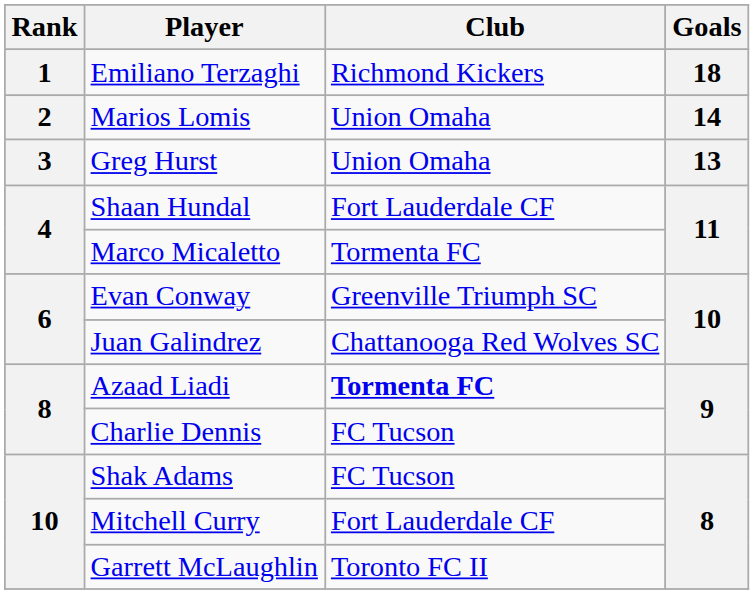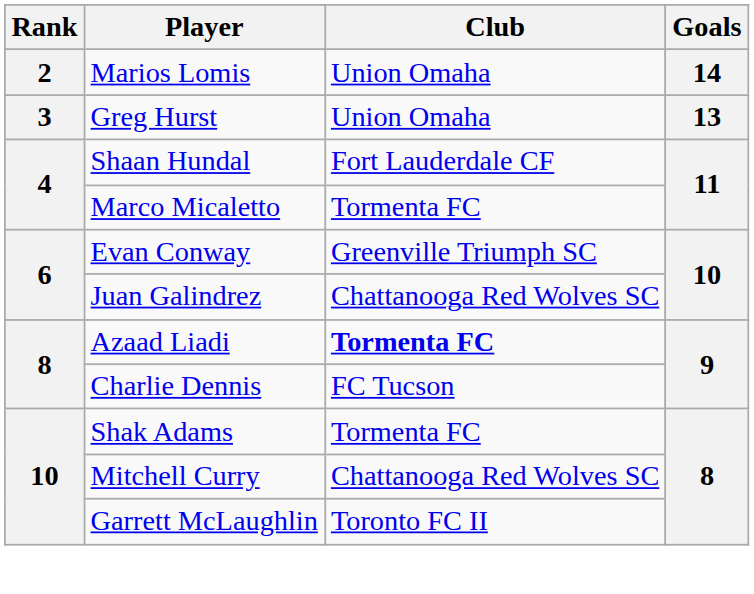- row: (195, 71)
(393, 476) FC Tucson -> (406, 431) Tormenta FC
(443, 521) Fort Lauderdale CF -> (495, 476) Chattanooga Red Wolves SC
